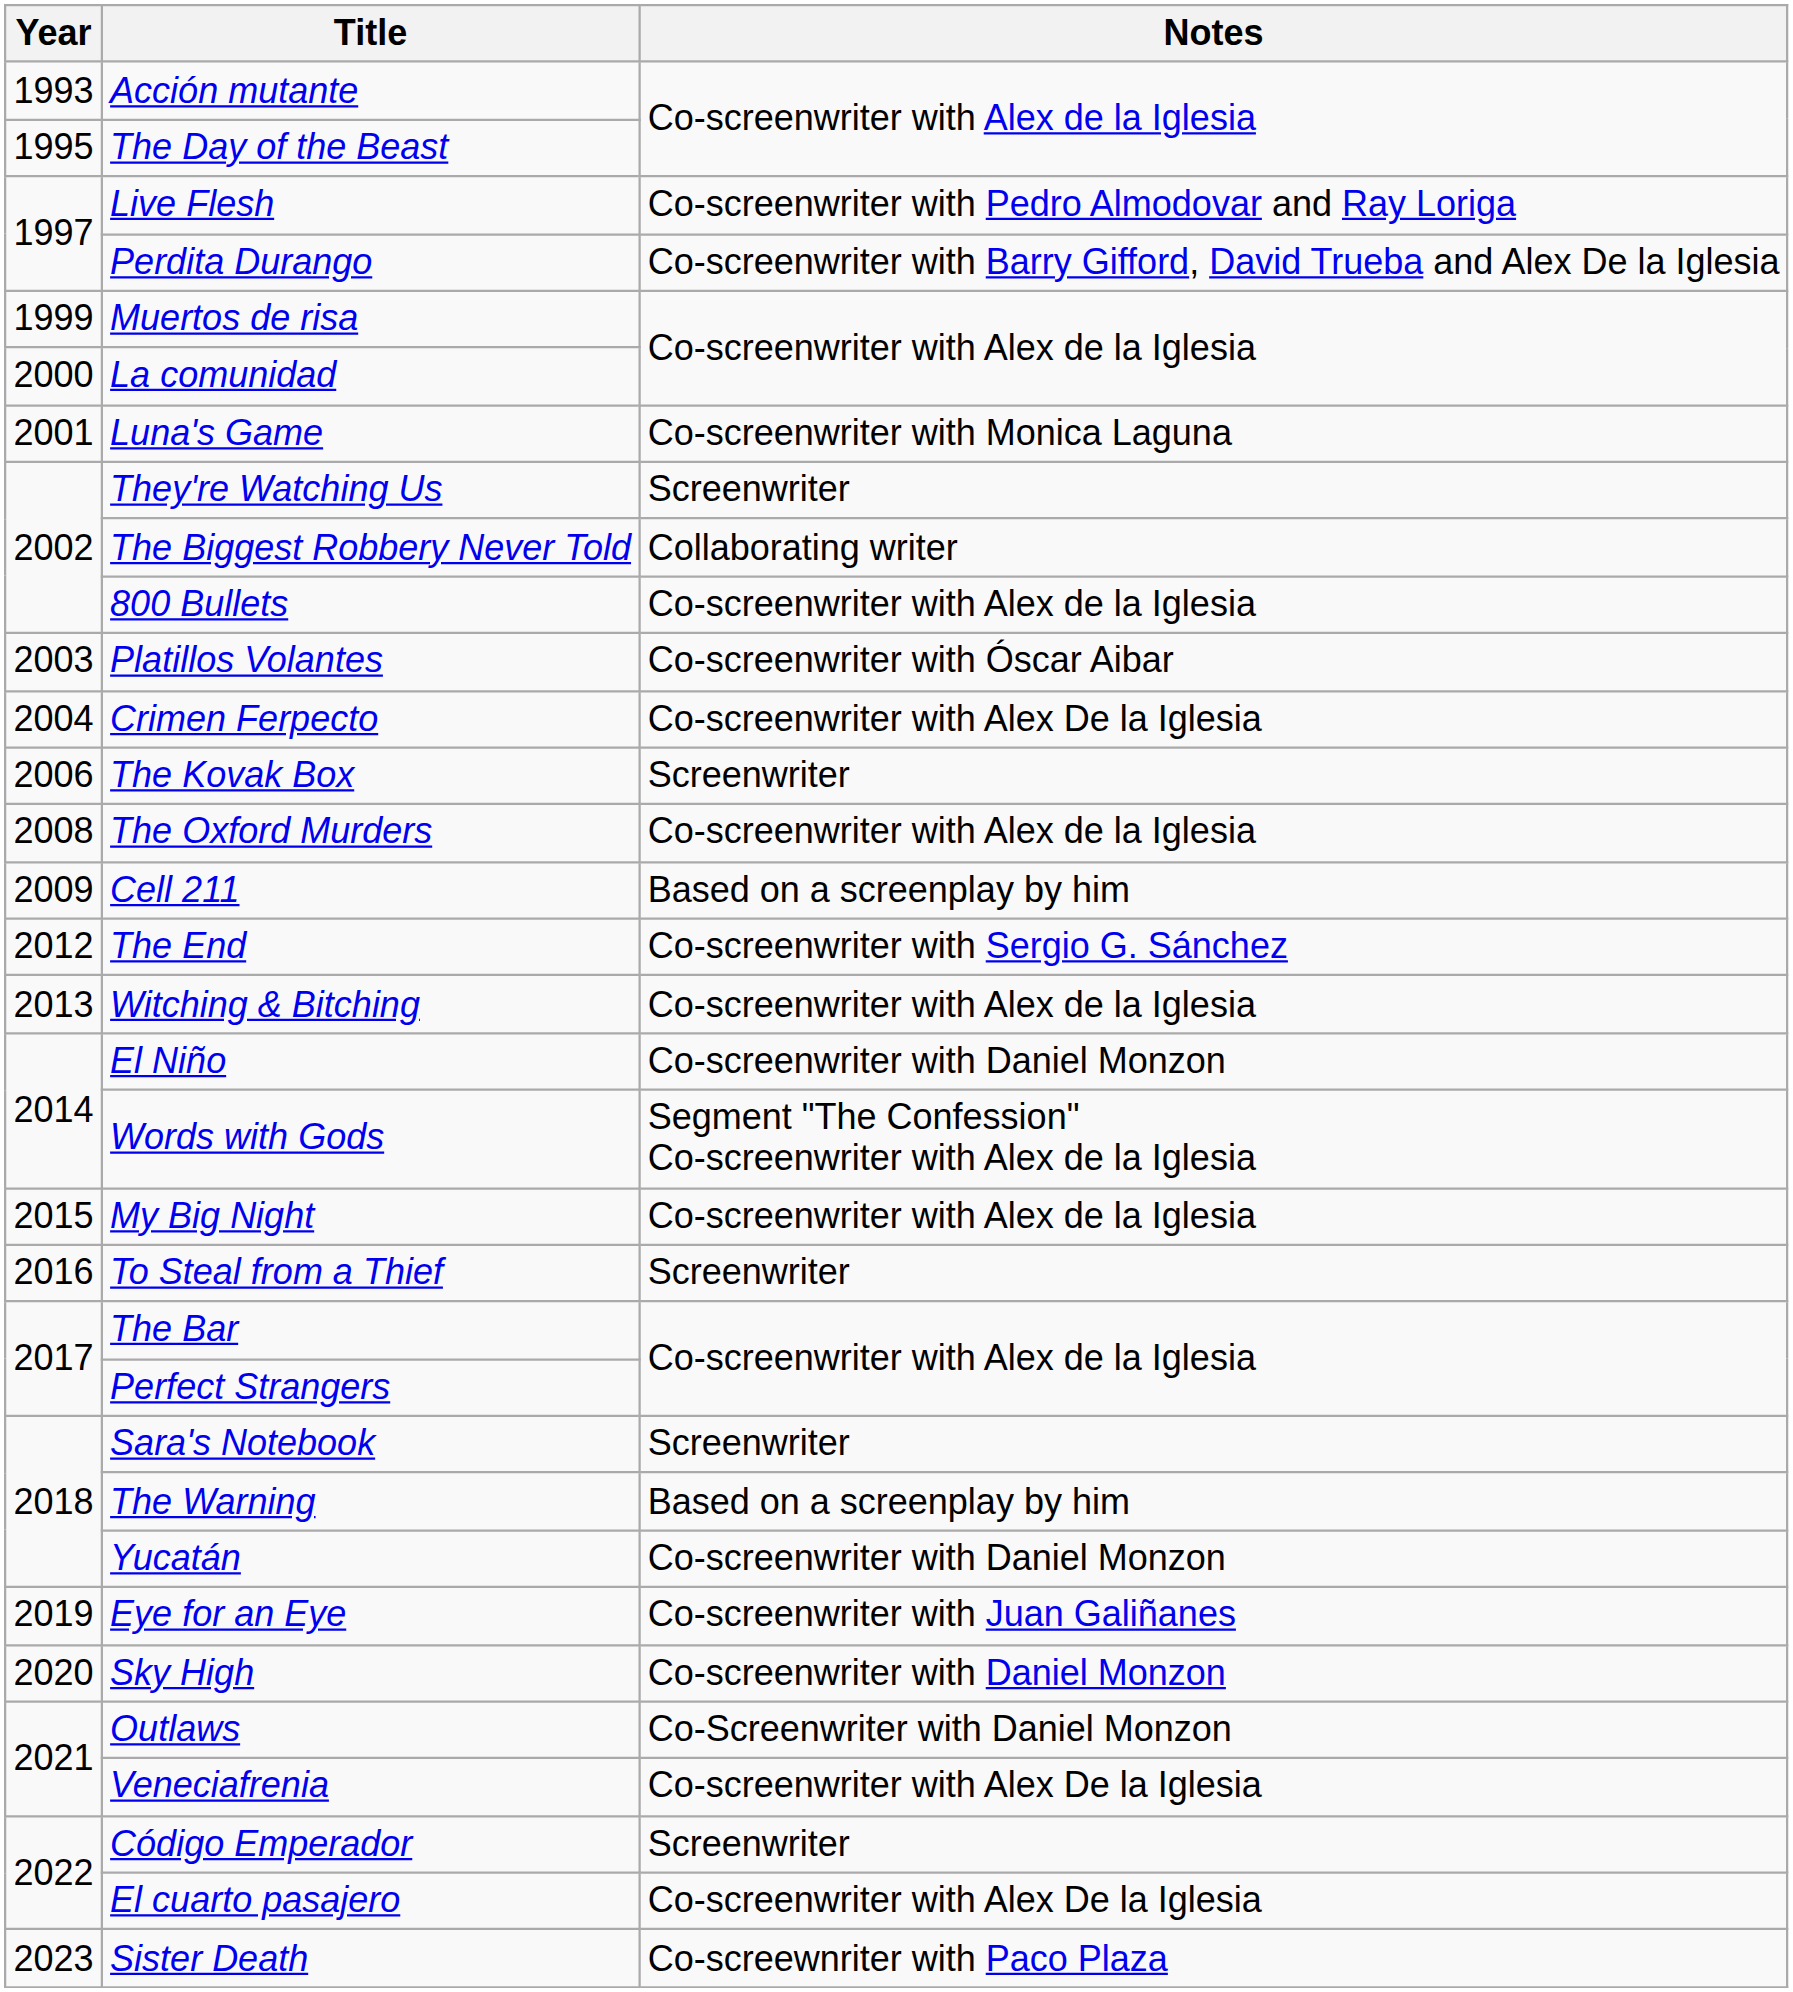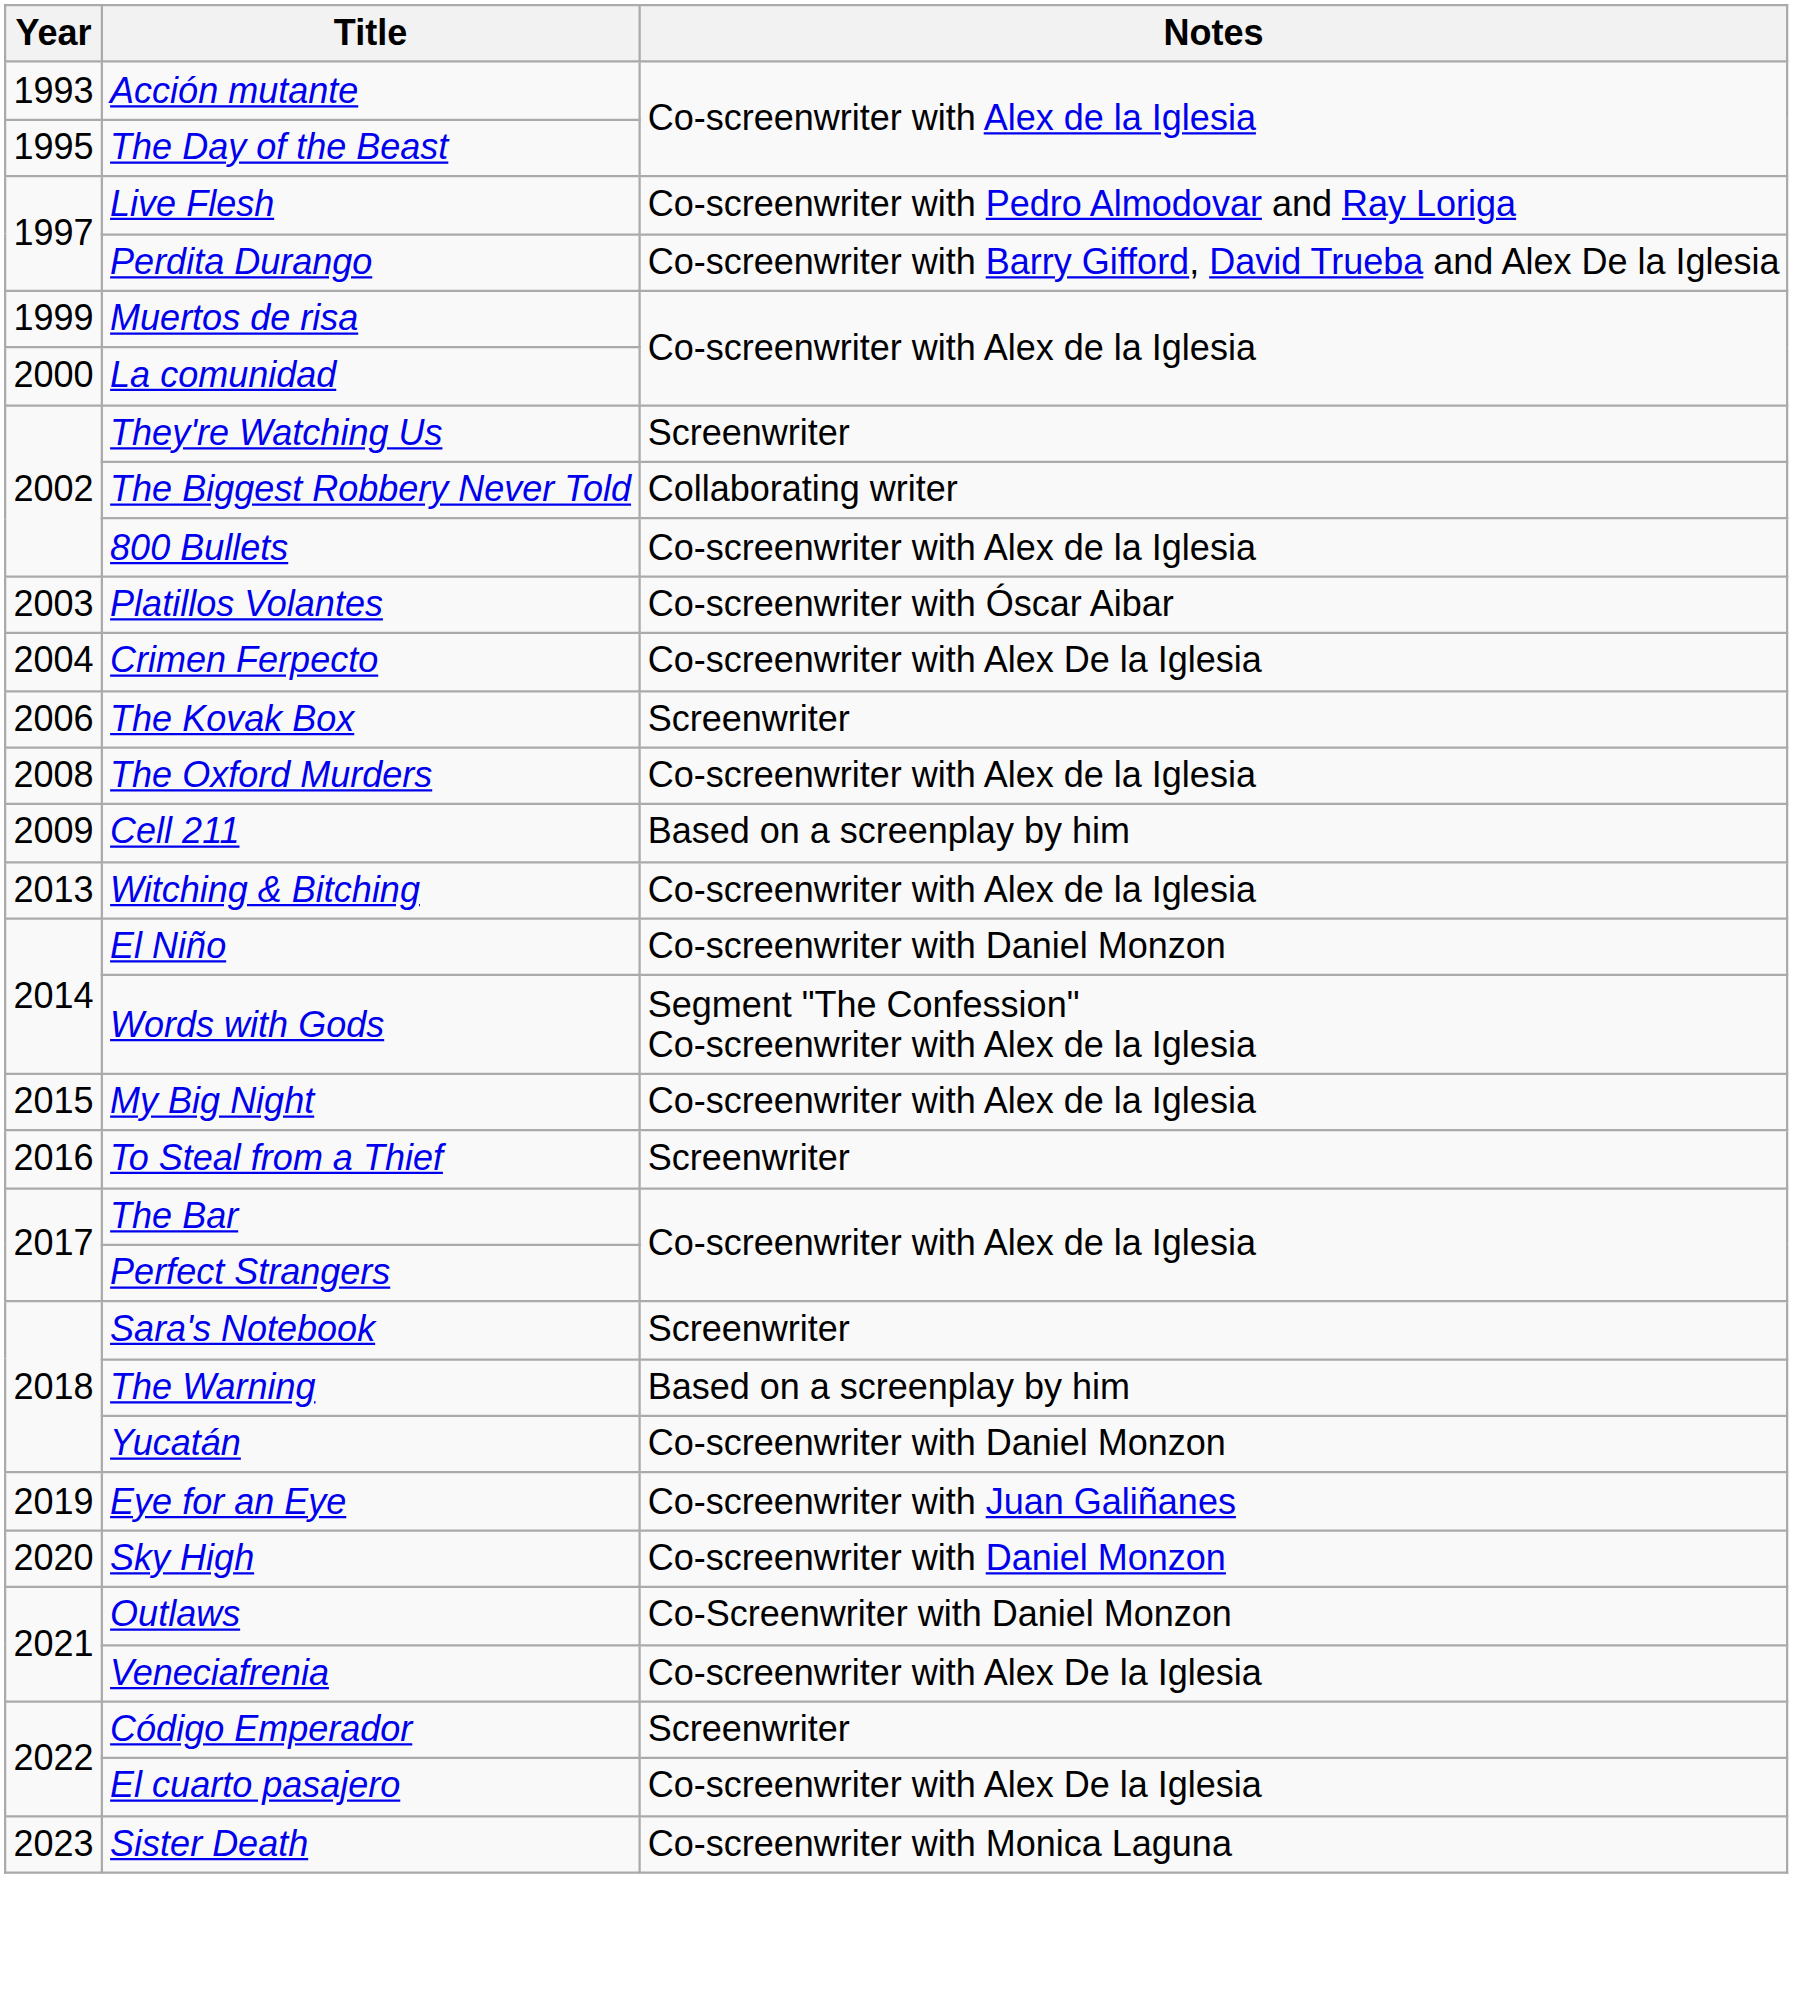- row: (217, 432)
- row: (178, 946)
(908, 1957) Co-screewnriter with Paco Plaza -> (940, 1843) Co-screenwriter with Monica Laguna
